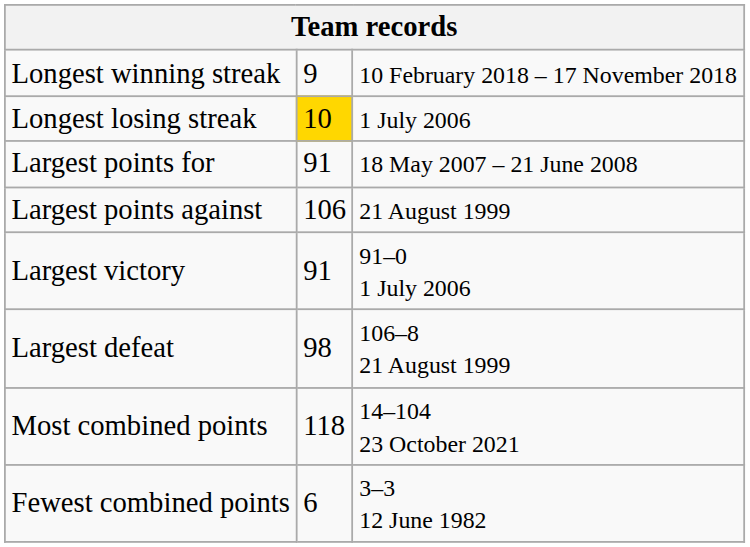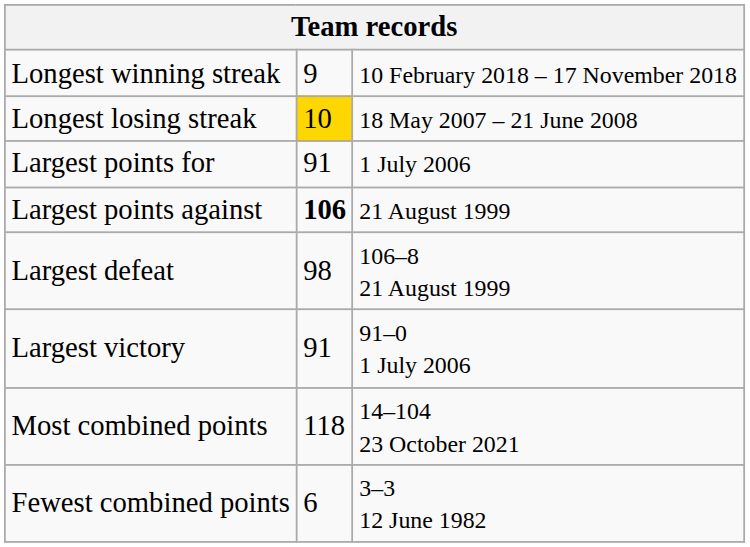(415, 119) 1 July 2006 -> (498, 119) 18 May 2007 – 21 June 2008
(498, 165) 18 May 2007 – 21 June 2008 -> (415, 165) 1 July 2006
(325, 208) normal -> (325, 208) bold
rows swapped: (98, 270) <-> (93, 348)
